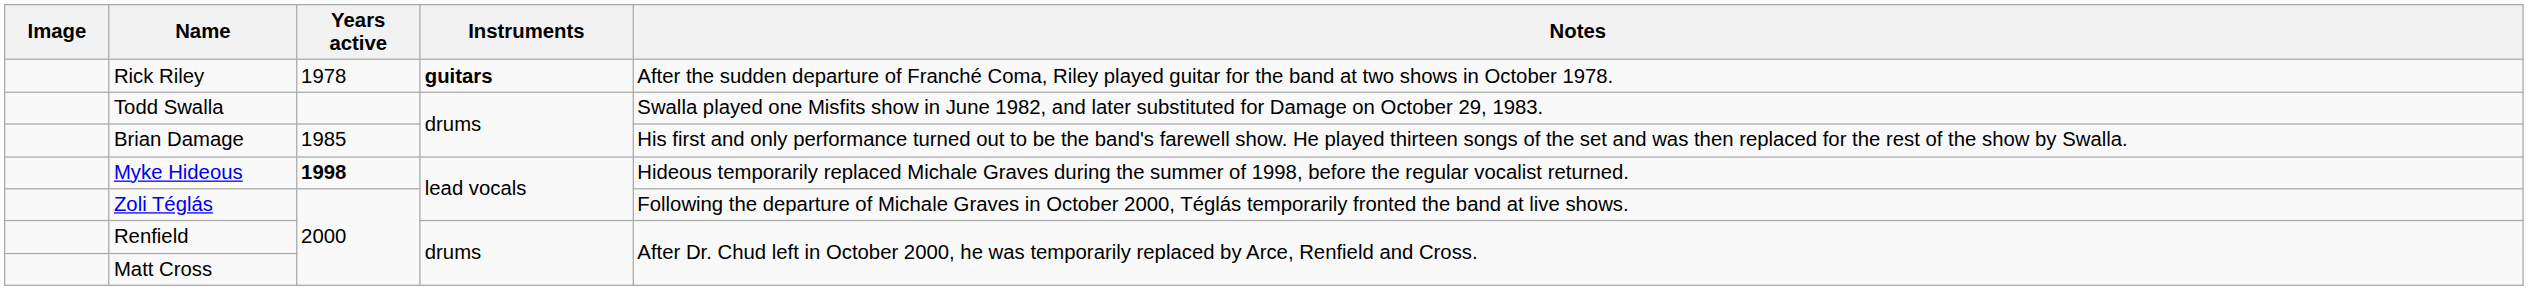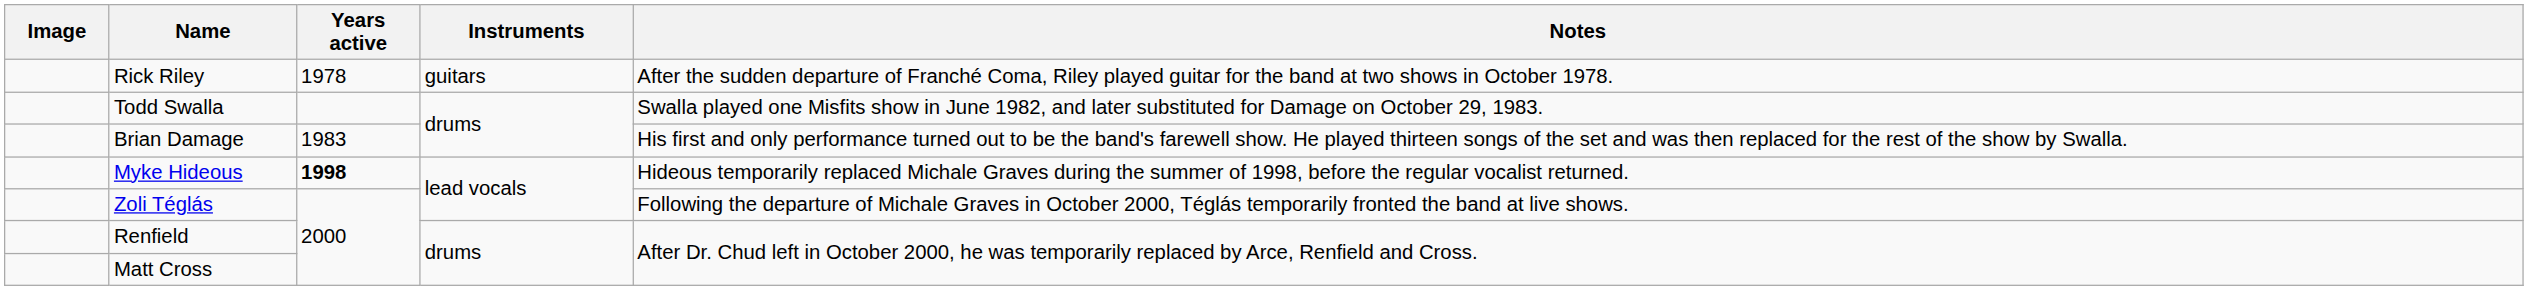(459, 75) bold -> (455, 75) normal
(324, 140) 1985 -> (324, 140) 1983
